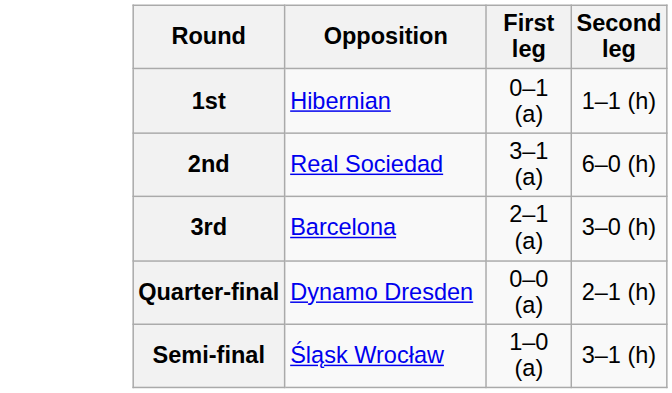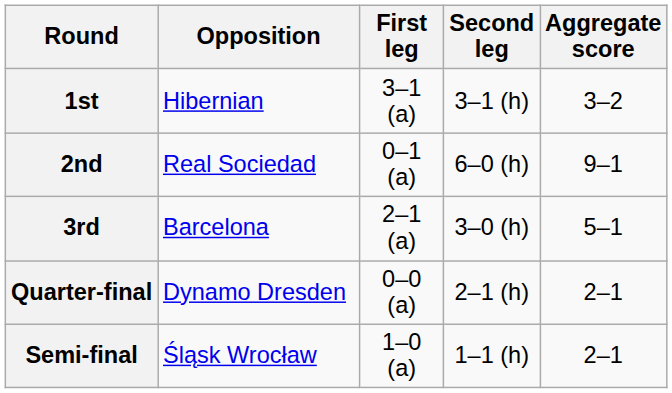+ column: (603, 36)
(529, 100) 0–1 (a) -> (402, 100) 3–1 (a)
(619, 100) 1–1 (h) -> (492, 100) 3–1 (h)
(529, 164) 3–1 (a) -> (402, 164) 0–1 (a)
(619, 355) 3–1 (h) -> (492, 355) 1–1 (h)
